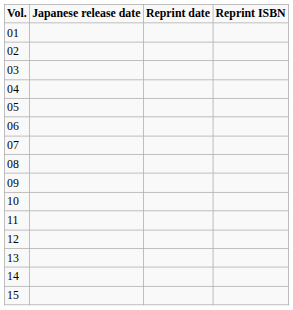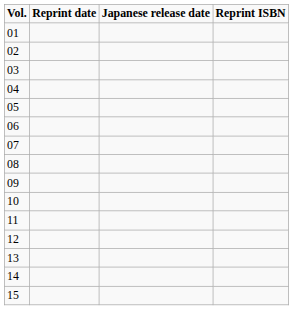columns swapped: (86, 13) <-> (178, 13)
